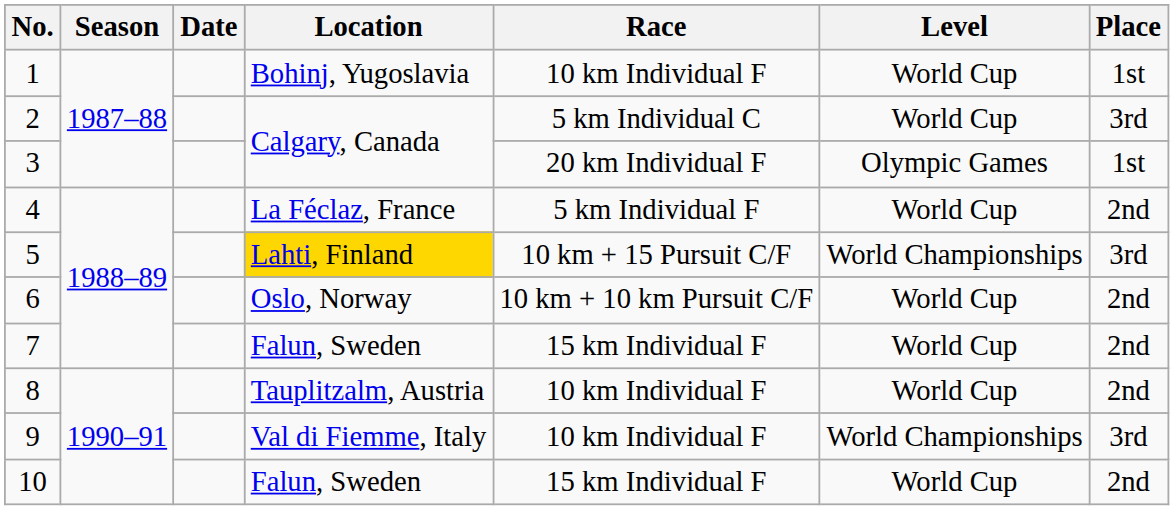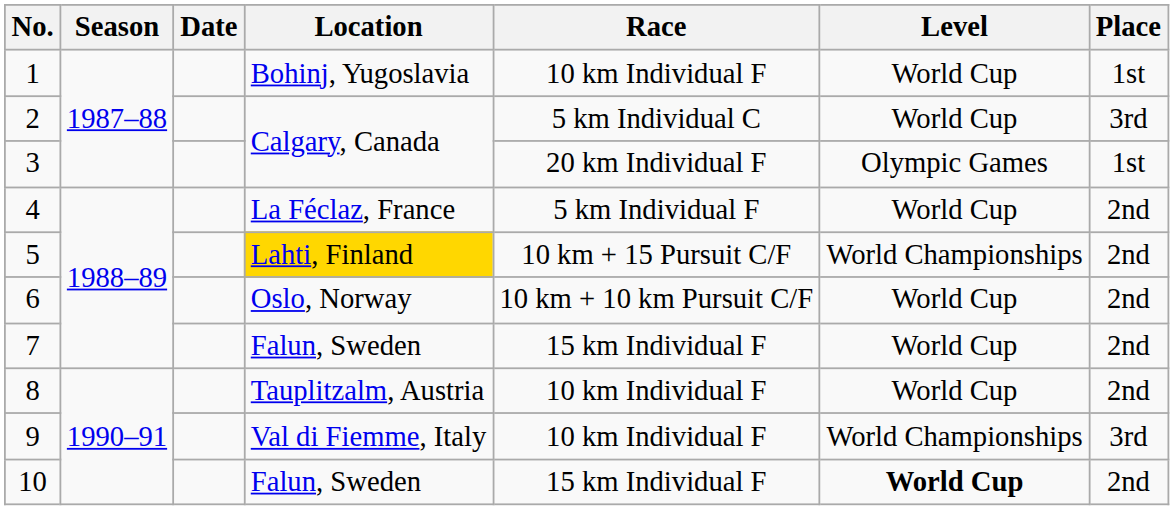(1128, 254) 3rd -> (1128, 254) 2nd
(955, 481) normal -> (955, 481) bold
